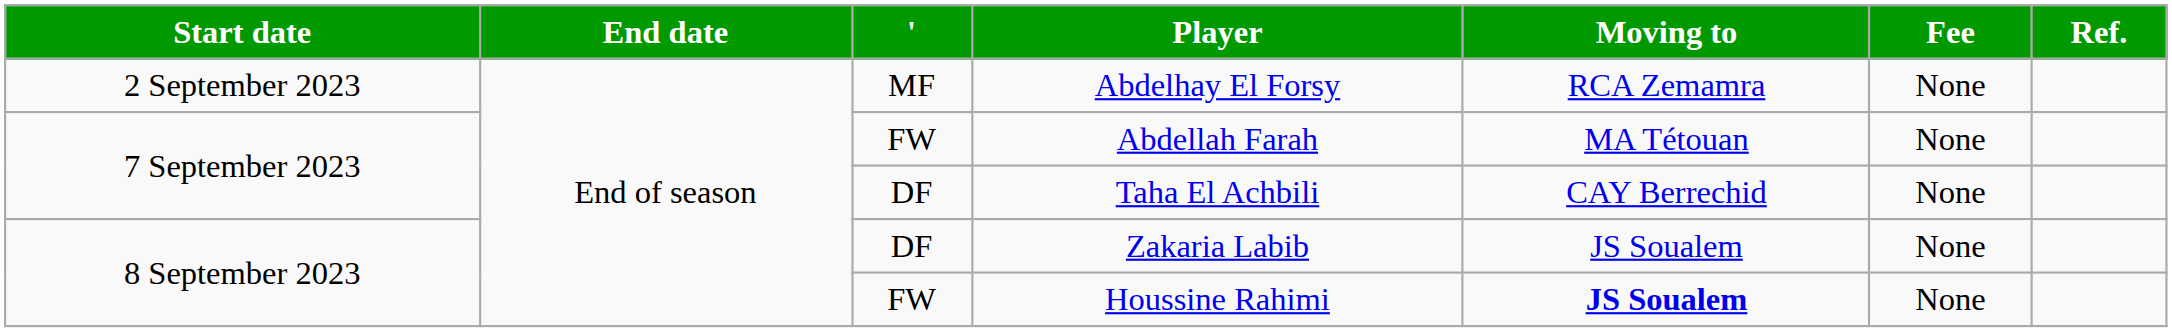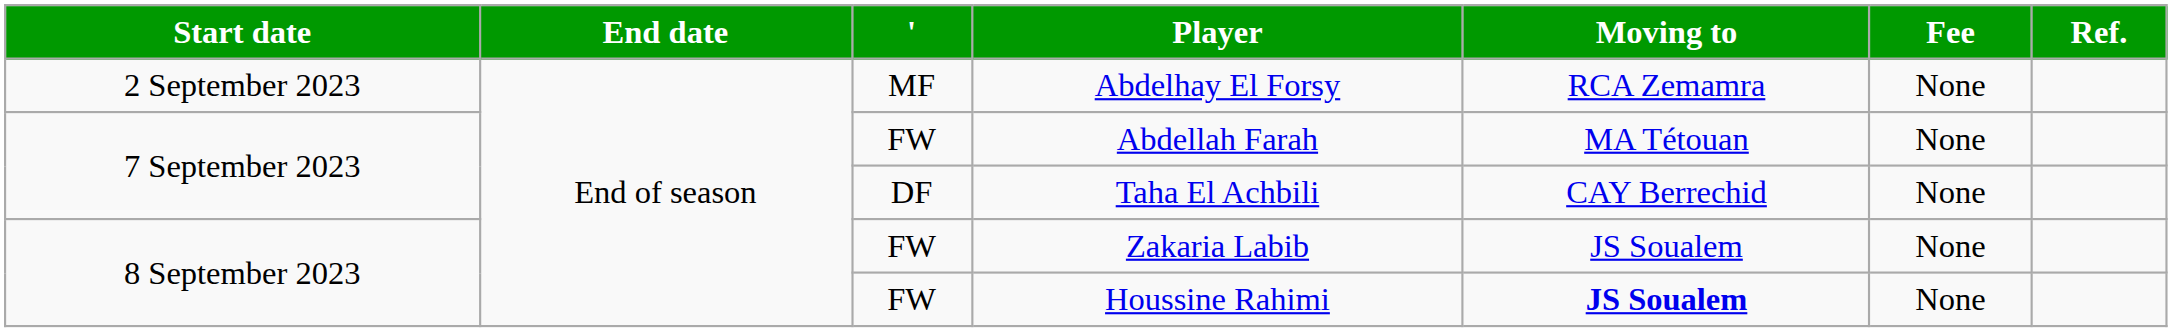(912, 246) DF -> (912, 246) FW
